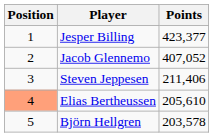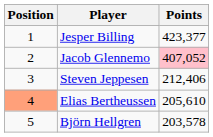(184, 57) no background -> (184, 57) pink background
(184, 79) 211,406 -> (184, 79) 212,406
